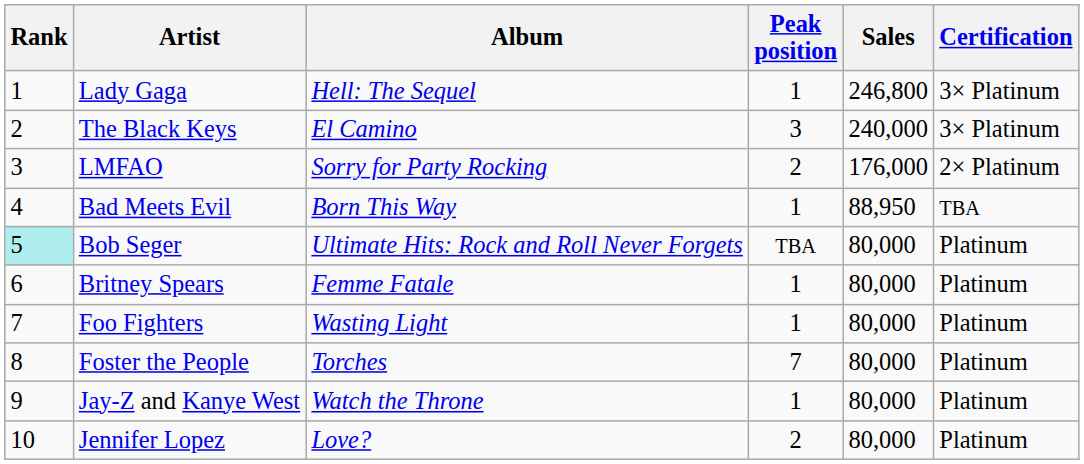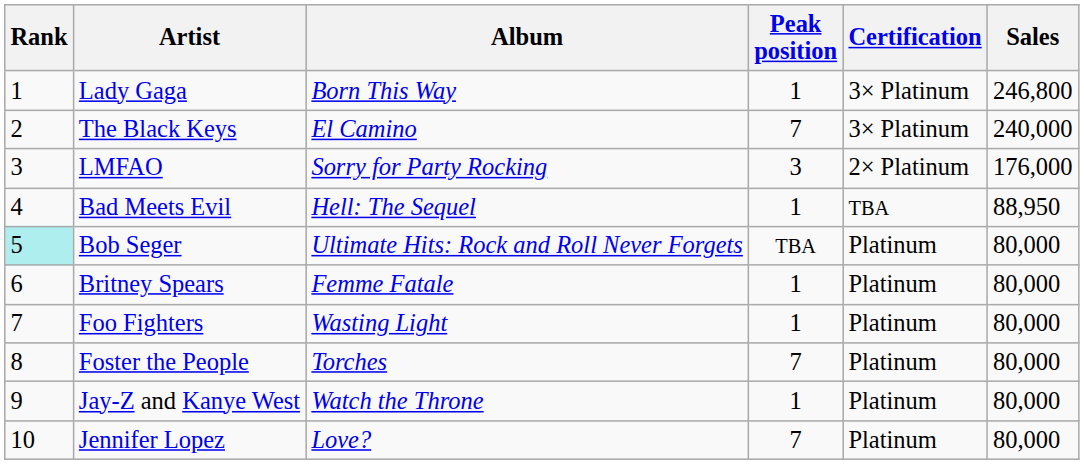columns swapped: (888, 37) <-> (1006, 37)
(394, 90) Hell: The Sequel -> (384, 90) Born This Way
(796, 129) 3 -> (796, 129) 7
(796, 167) 2 -> (796, 167) 3
(384, 206) Born This Way -> (394, 206) Hell: The Sequel
(796, 439) 2 -> (796, 439) 7
